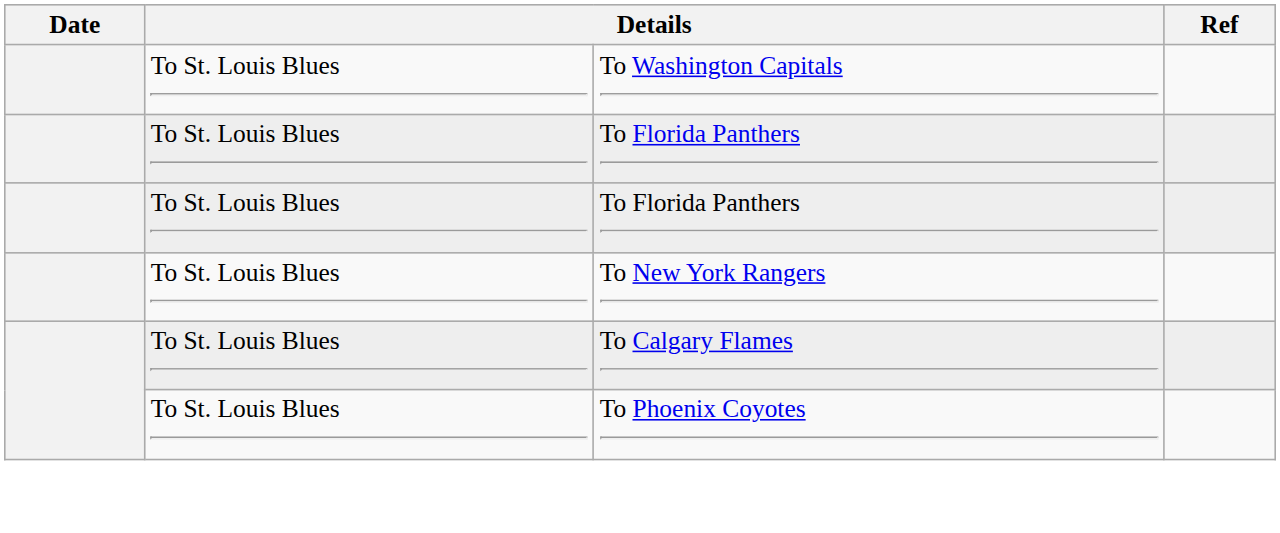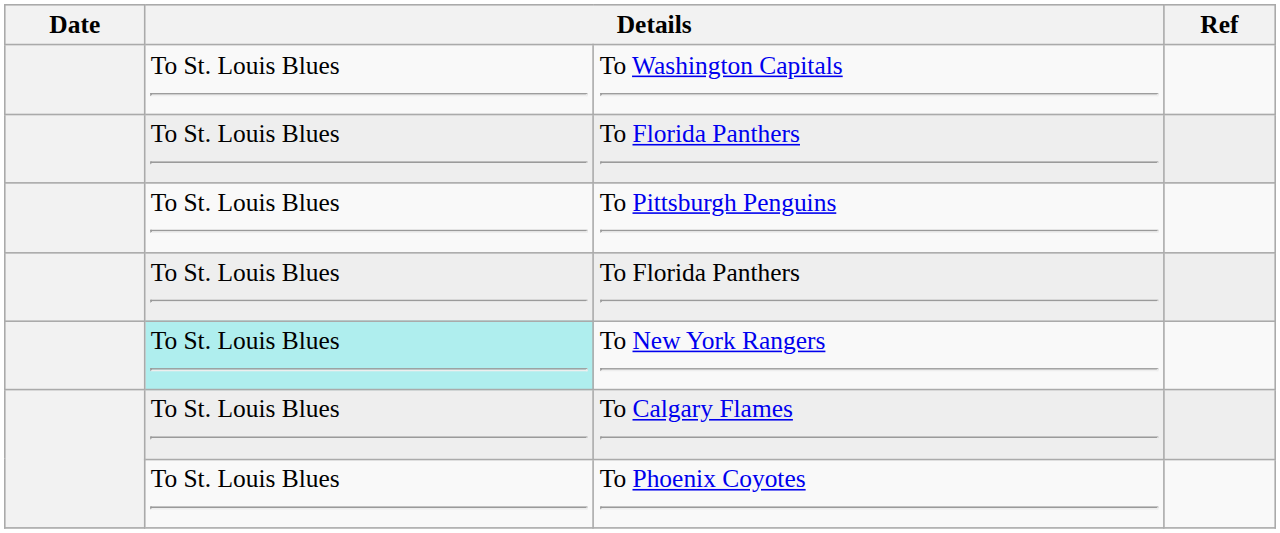+ row: (75, 218)
(369, 280) no background -> (369, 349) paleturquoise background
